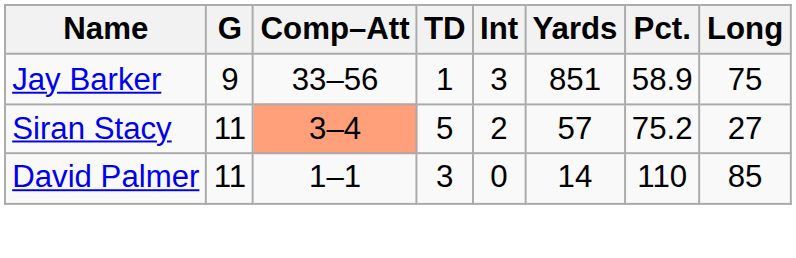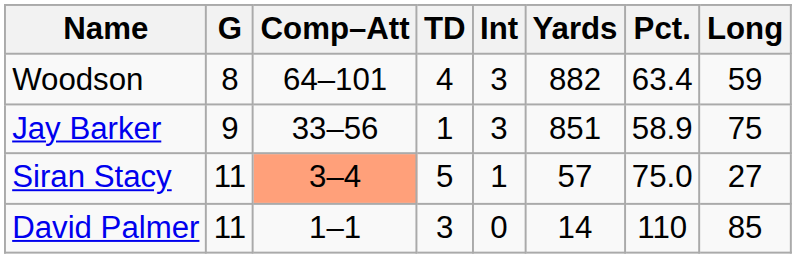+ row: (78, 78)
(499, 128) 2 -> (499, 177) 1
(662, 128) 75.2 -> (662, 177) 75.0
